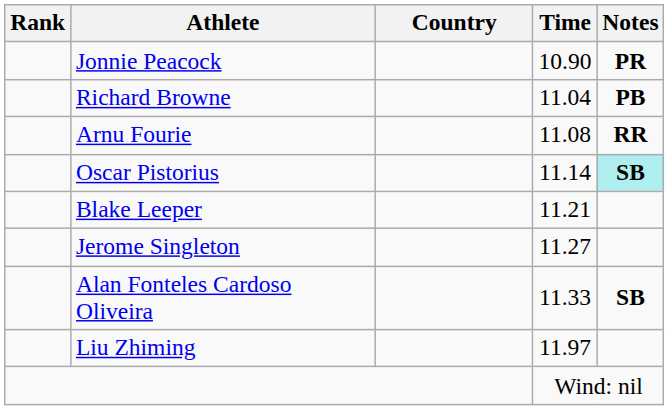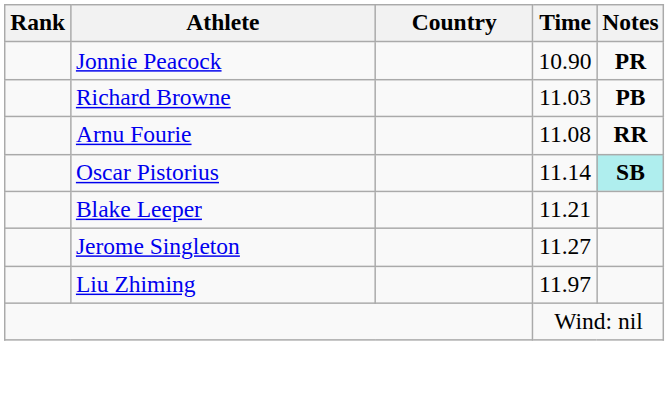(565, 97) 11.04 -> (565, 97) 11.03
- row: (184, 297)
